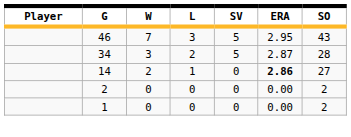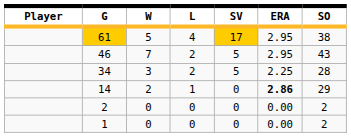+ row: (104, 37)
(192, 37) 3 -> (192, 54) 2
(280, 54) 2.87 -> (280, 72) 2.25
(324, 72) 27 -> (324, 89) 29
